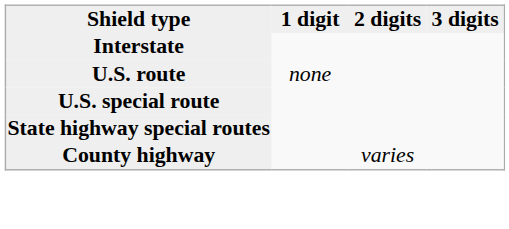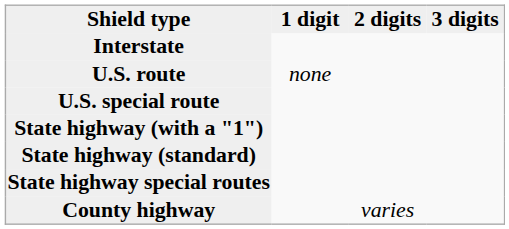+ row: (139, 128)
+ row: (139, 155)
